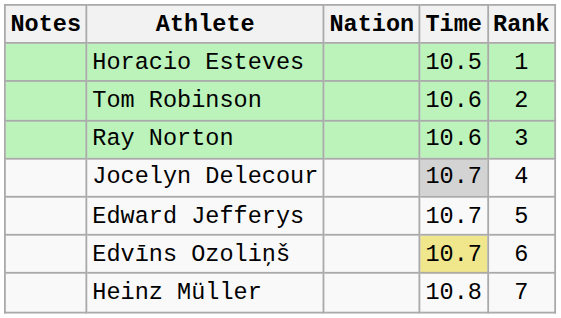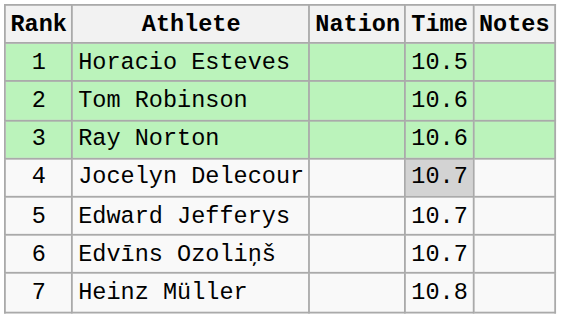columns swapped: (521, 24) <-> (46, 24)
(454, 254) khaki background -> (440, 254) no background
